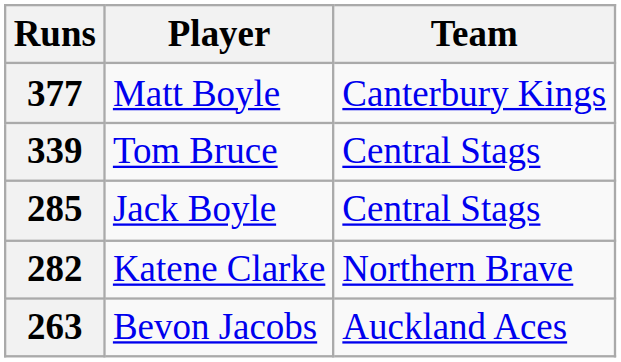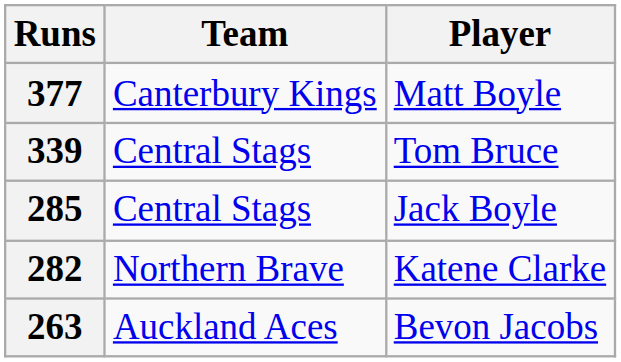columns swapped: (219, 33) <-> (474, 33)
